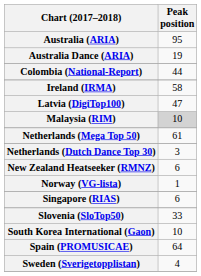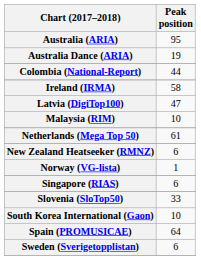(177, 119) lightgrey background -> (176, 119) no background
- row: (81, 151)
(177, 263) 4 -> (176, 247) 6
